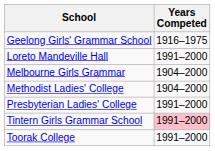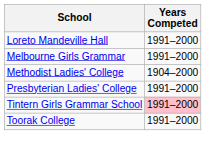- row: (79, 40)
(182, 72) 1904–2000 -> (173, 56) 1991–2000
